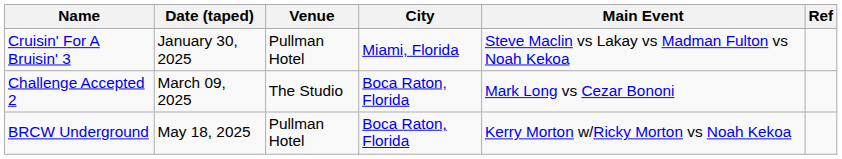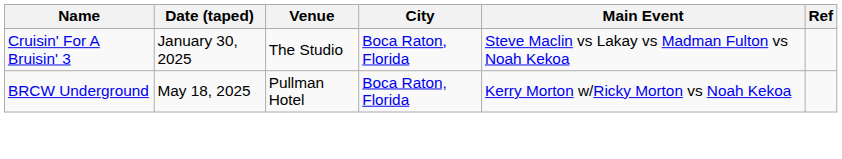(296, 49) Pullman Hotel -> (306, 49) The Studio
(410, 49) Miami, Florida -> (405, 49) Boca Raton, Florida
- row: (76, 91)
